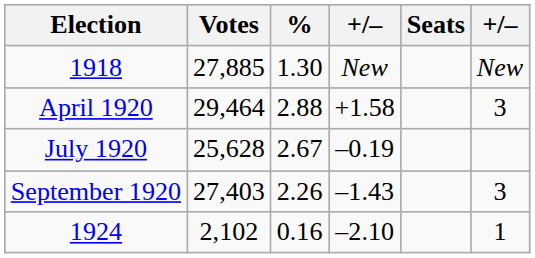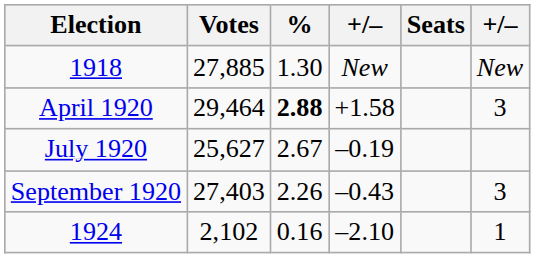(300, 107) normal -> (300, 107) bold
(229, 149) 25,628 -> (229, 149) 25,627
(365, 190) –1.43 -> (365, 190) –0.43
